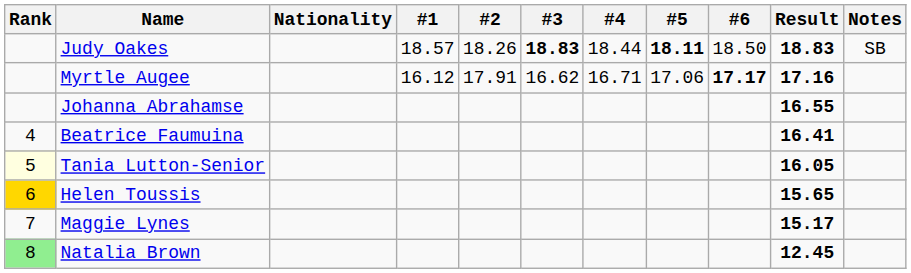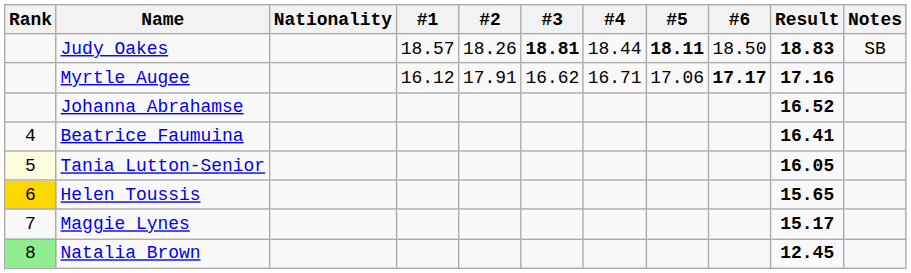(552, 49) 18.83 -> (552, 49) 18.81
(807, 107) 16.55 -> (807, 107) 16.52
